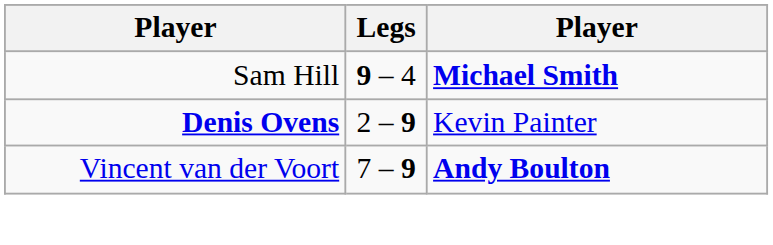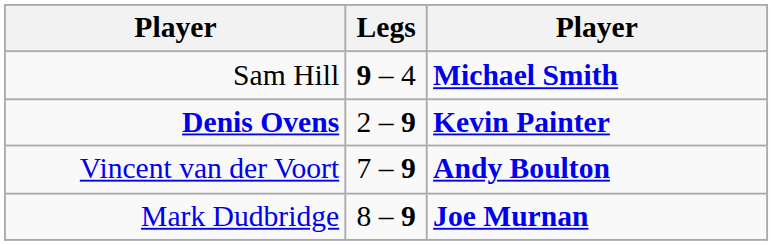(515, 121) normal -> (521, 121) bold
+ row: (240, 215)
